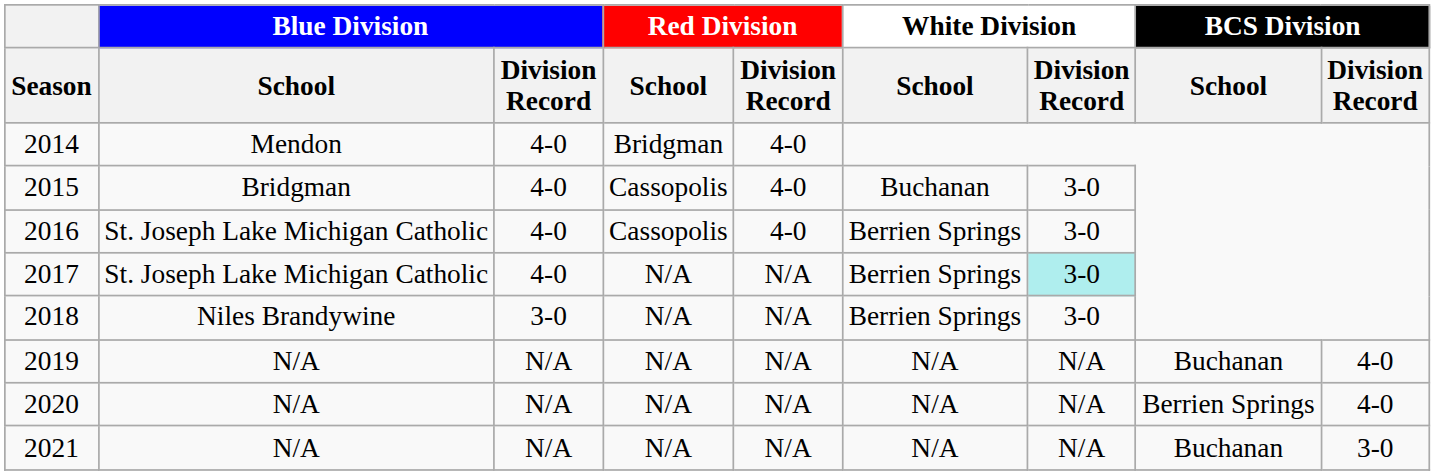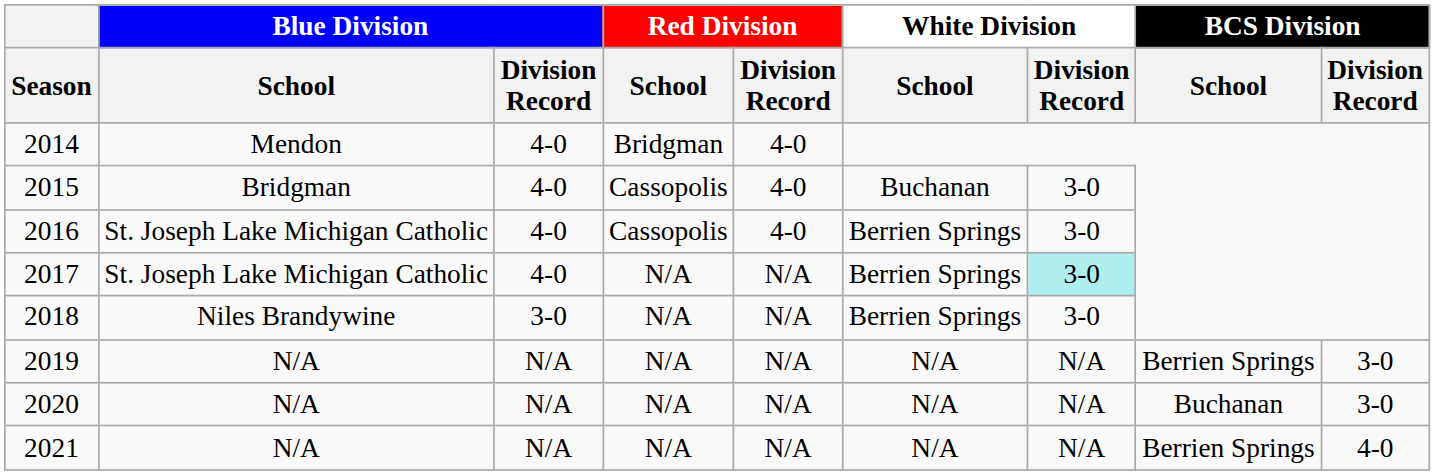(1228, 360) Buchanan -> (1228, 360) Berrien Springs
(1375, 360) 4-0 -> (1375, 360) 3-0
(1228, 404) Berrien Springs -> (1228, 404) Buchanan
(1375, 404) 4-0 -> (1375, 404) 3-0
(1228, 447) Buchanan -> (1228, 447) Berrien Springs
(1375, 447) 3-0 -> (1375, 447) 4-0
